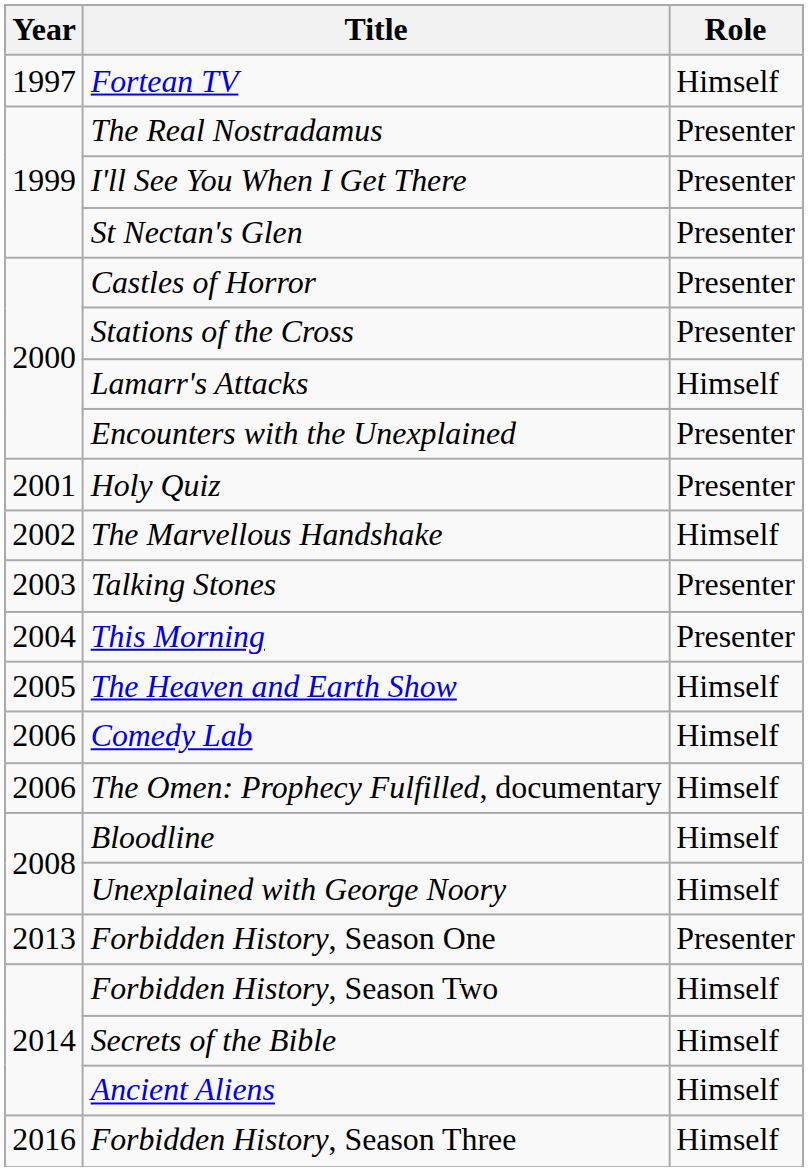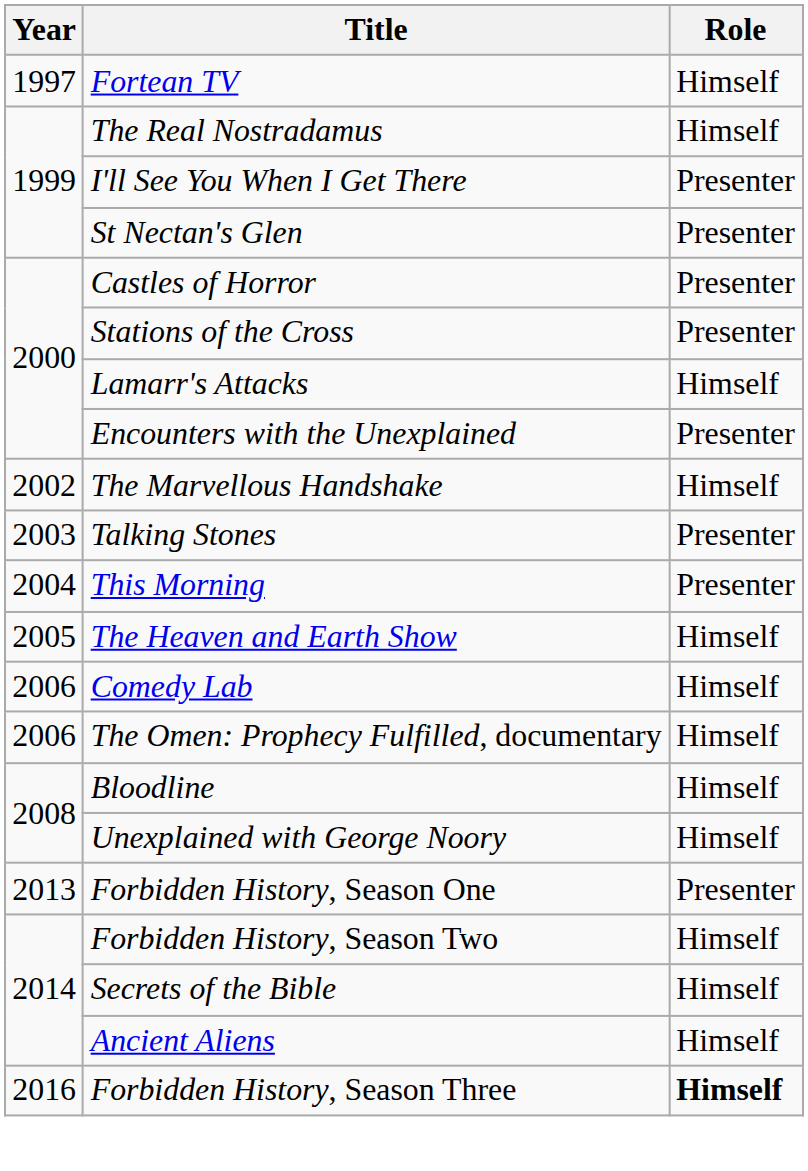(736, 130) Presenter -> (728, 130) Himself
- row: (156, 484)
(728, 1140) normal -> (729, 1090) bold
